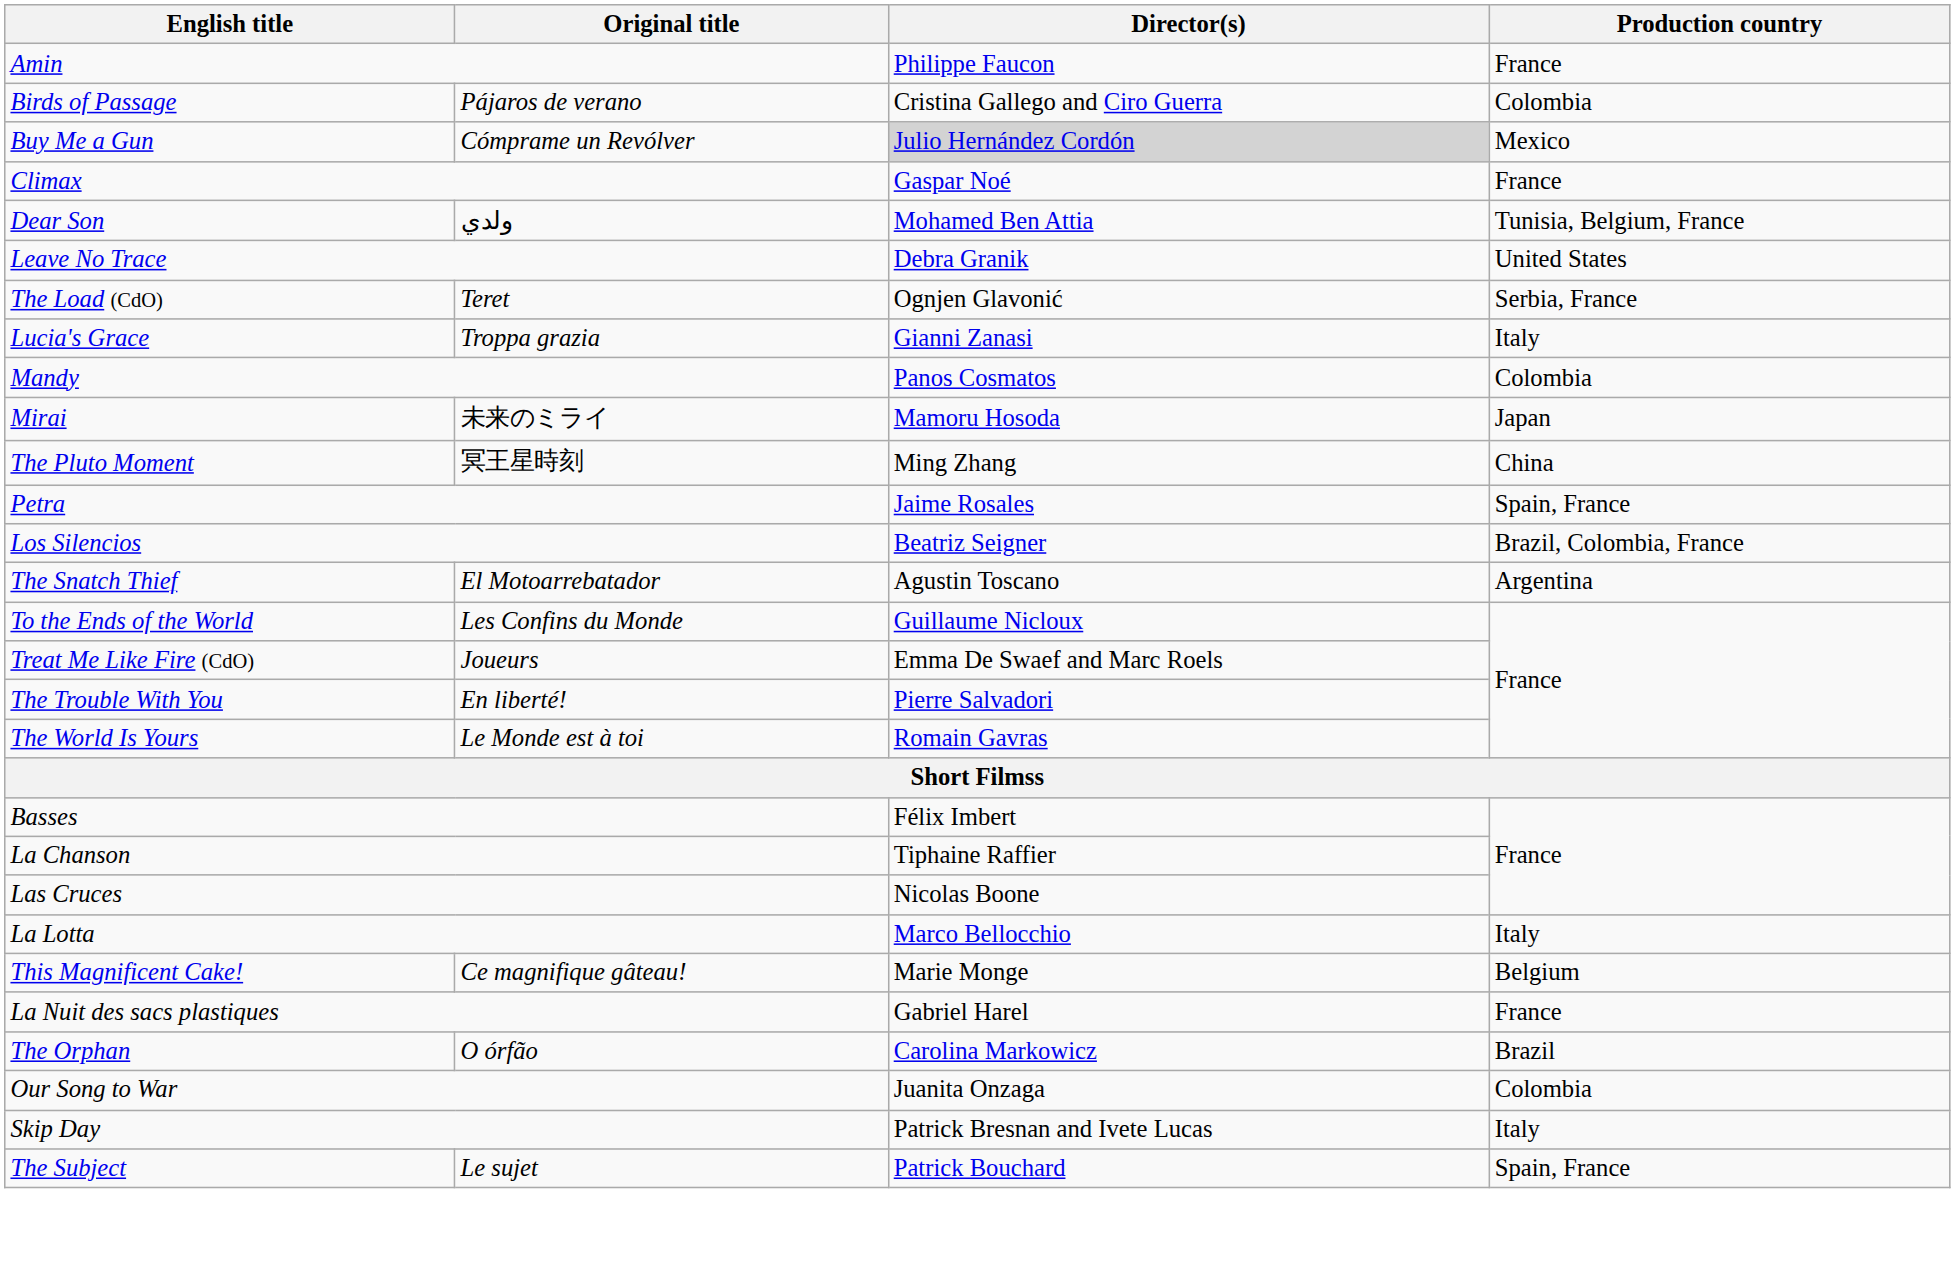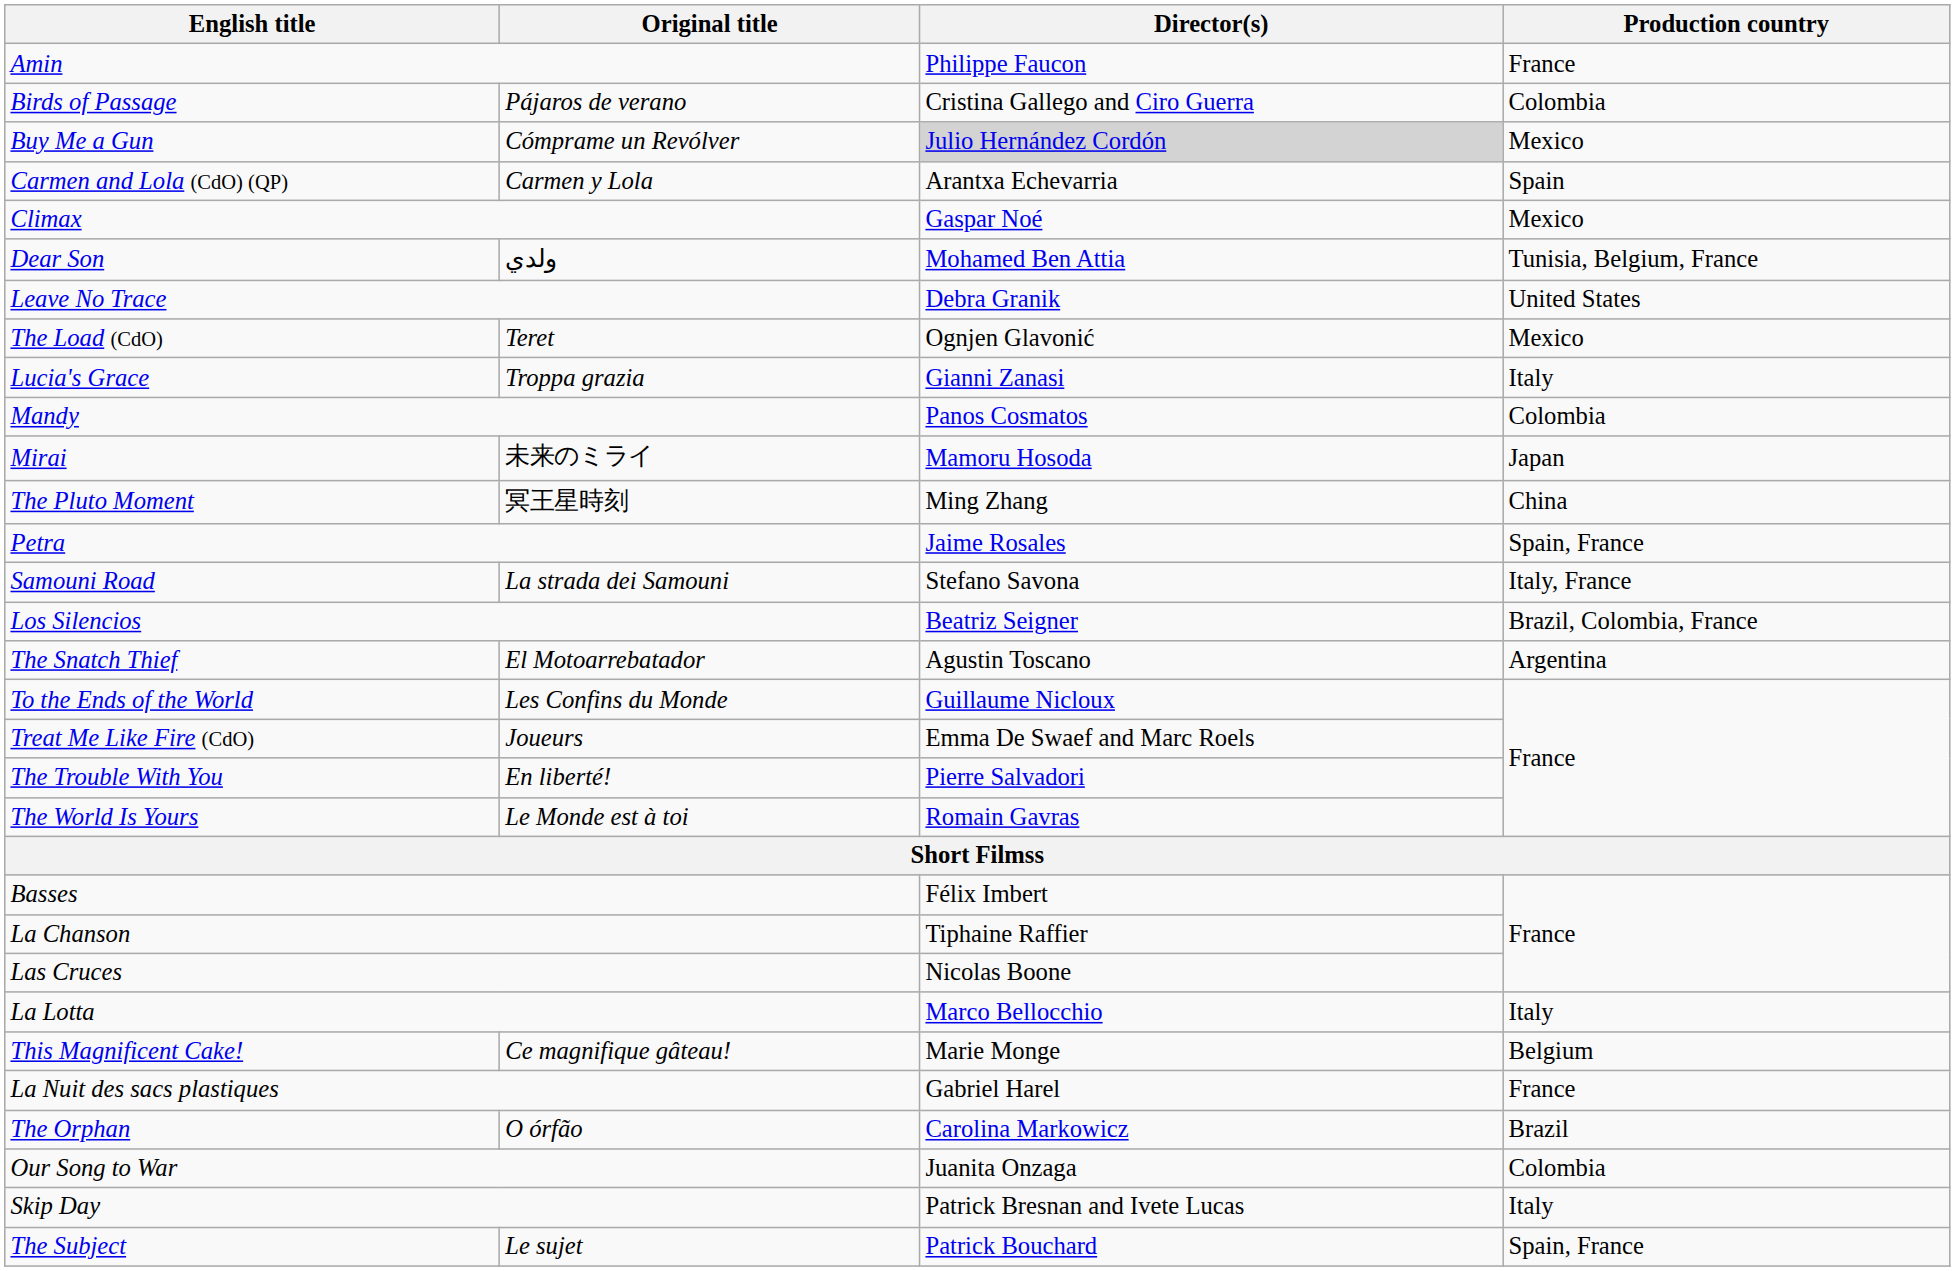+ row: (149, 180)
(1528, 180) France -> (1546, 219) Mexico
(1566, 299) Serbia, France -> (1546, 338) Mexico
+ row: (83, 581)
